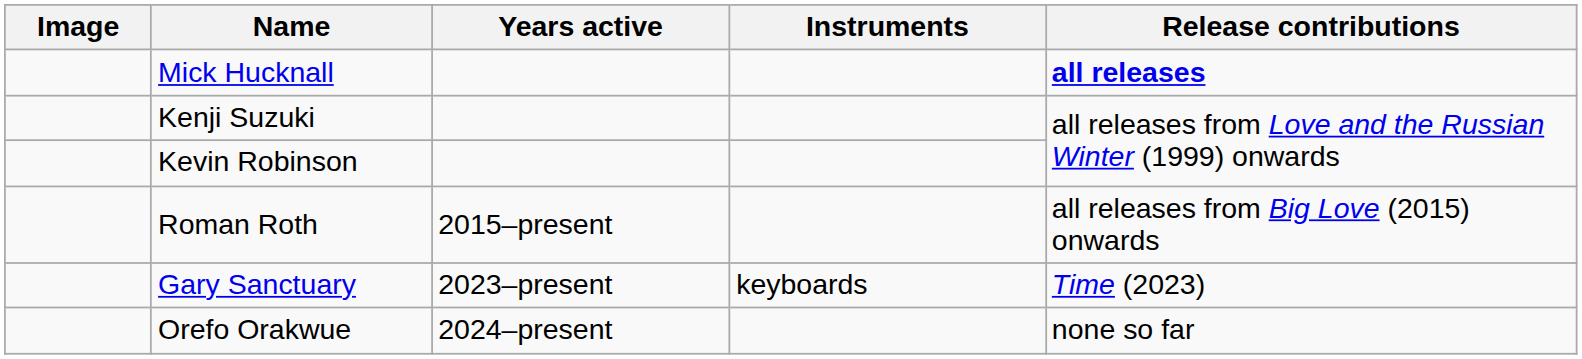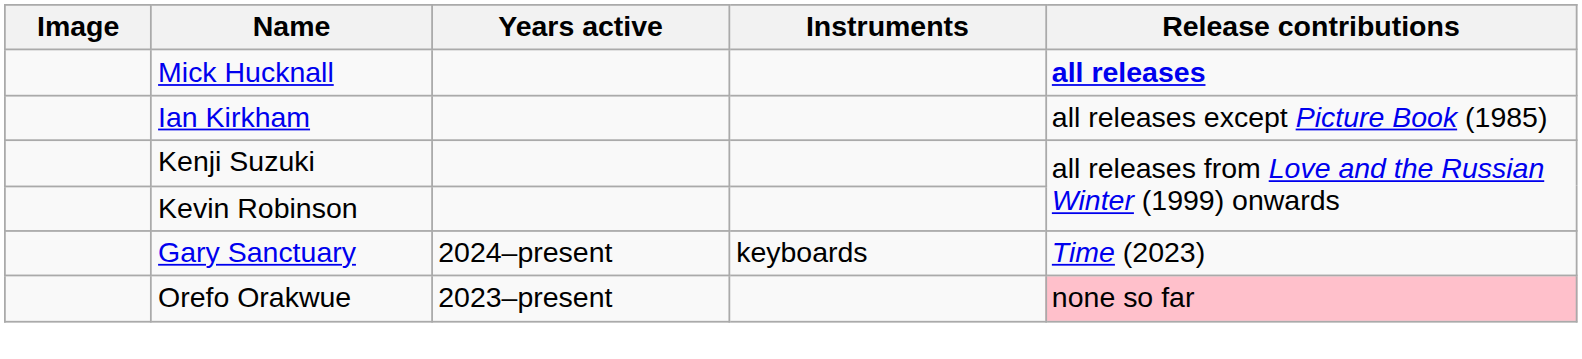+ row: (234, 117)
- row: (238, 223)
(525, 284) 2023–present -> (525, 252) 2024–present
(525, 330) 2024–present -> (525, 298) 2023–present
(1123, 330) no background -> (1123, 298) pink background
